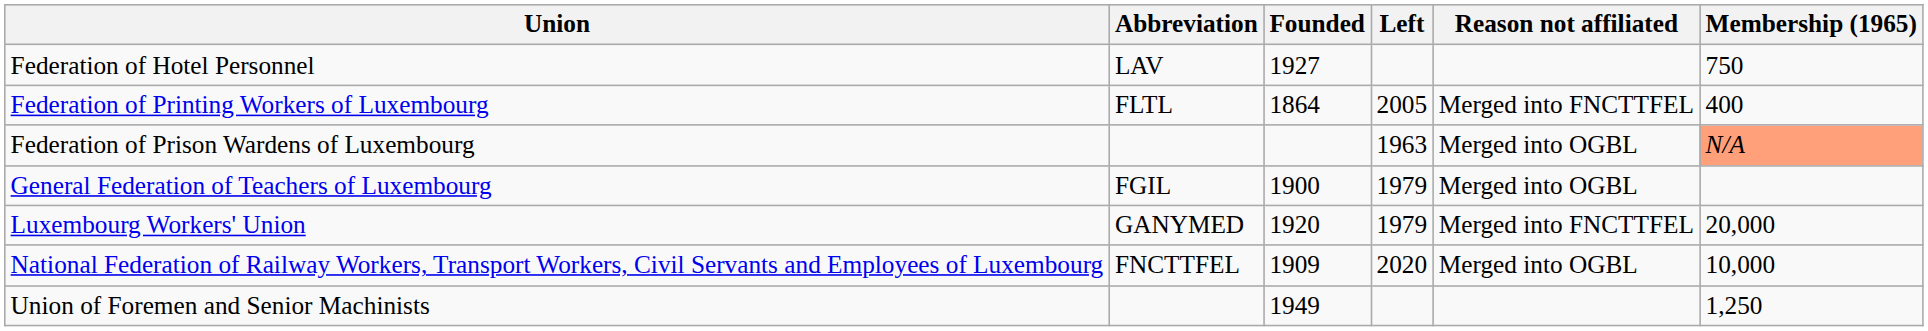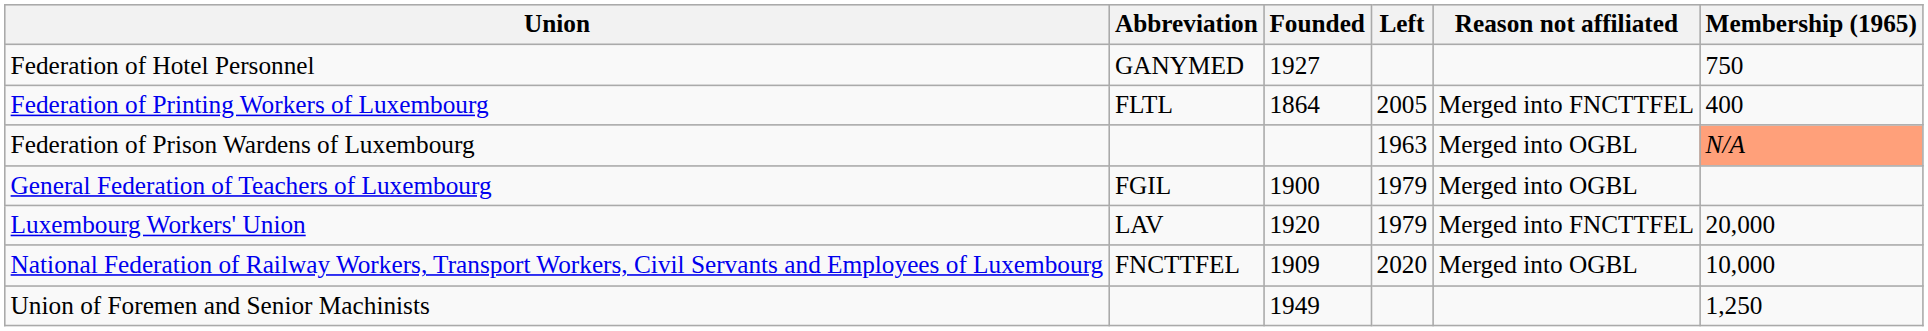(1139, 64) LAV -> (1180, 64) GANYMED
(1180, 225) GANYMED -> (1139, 225) LAV
